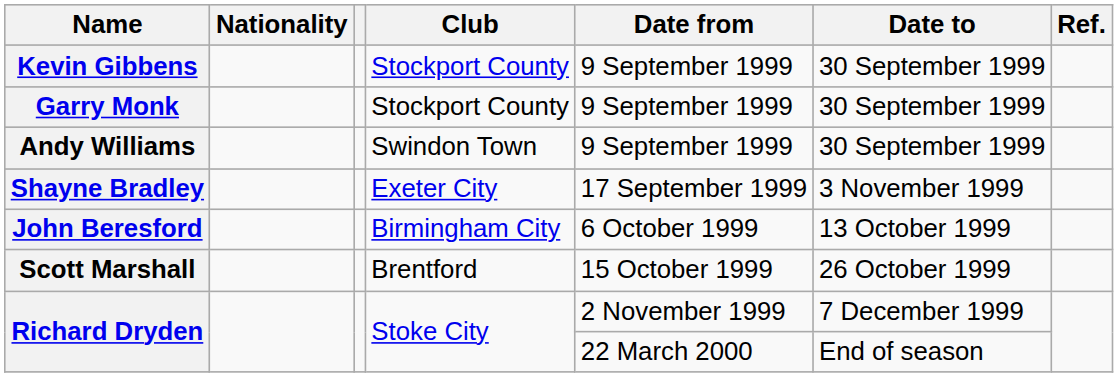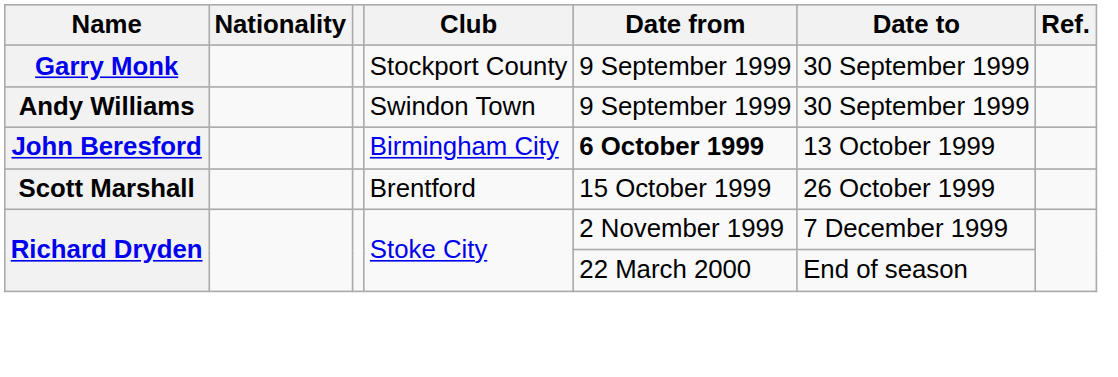- row: (107, 65)
- row: (107, 188)
(670, 229) normal -> (672, 147) bold
